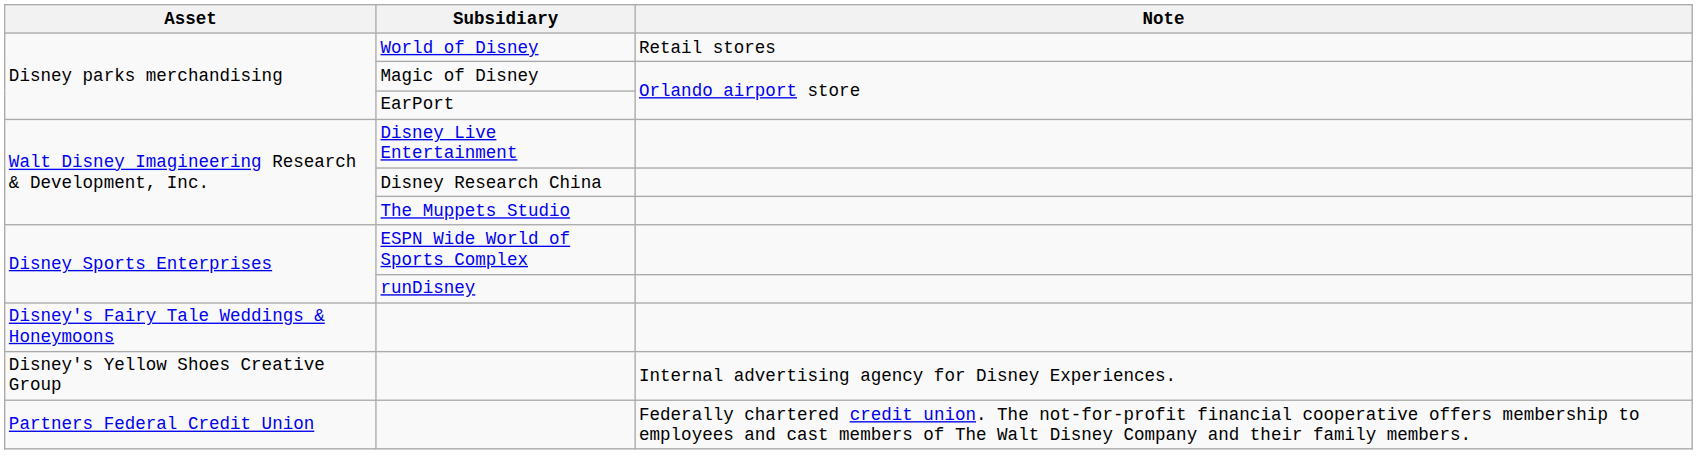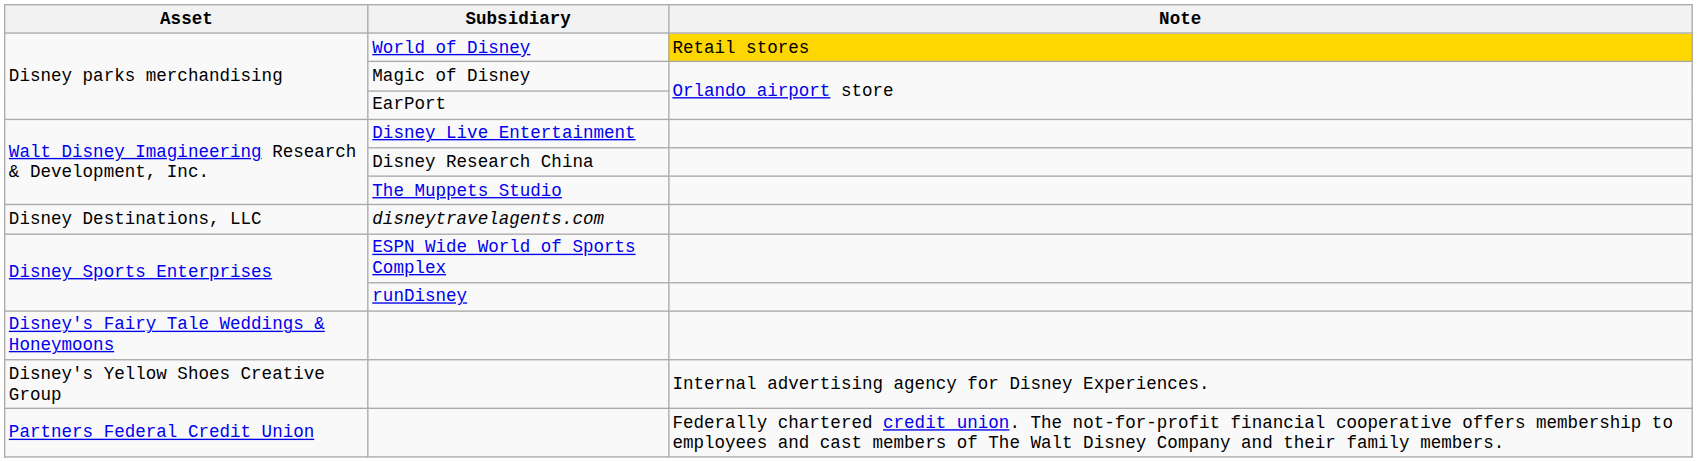(707, 48) no background -> (741, 48) gold background
+ row: (135, 219)
